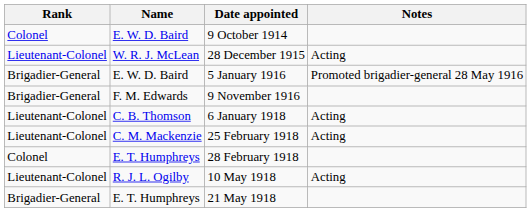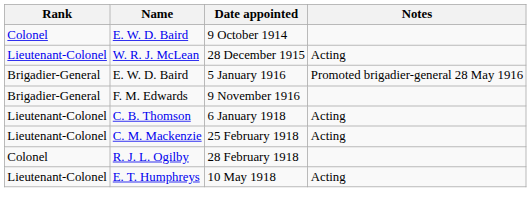(156, 156) E. T. Humphreys -> (151, 156) R. J. L. Ogilby
(151, 177) R. J. L. Ogilby -> (156, 177) E. T. Humphreys
- row: (242, 197)
